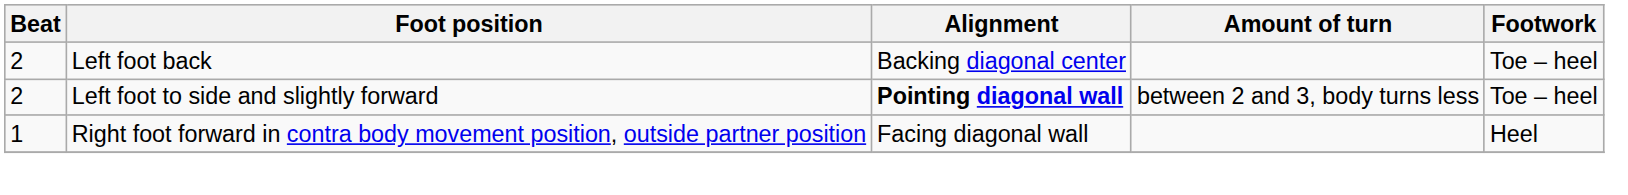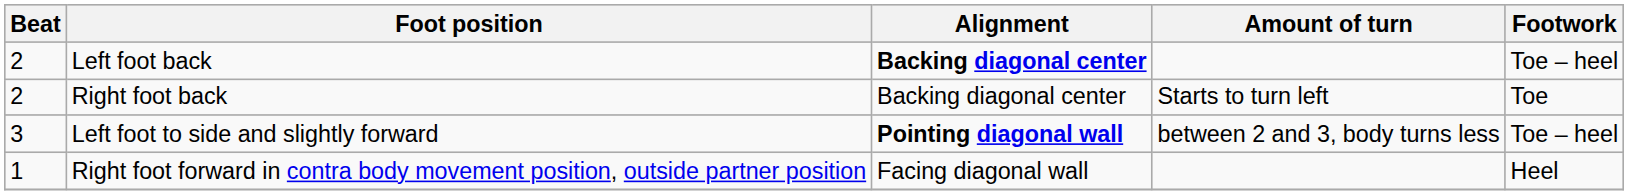(1002, 60) normal -> (1012, 60) bold
+ row: (150, 97)
(17, 97) 2 -> (17, 134) 3
